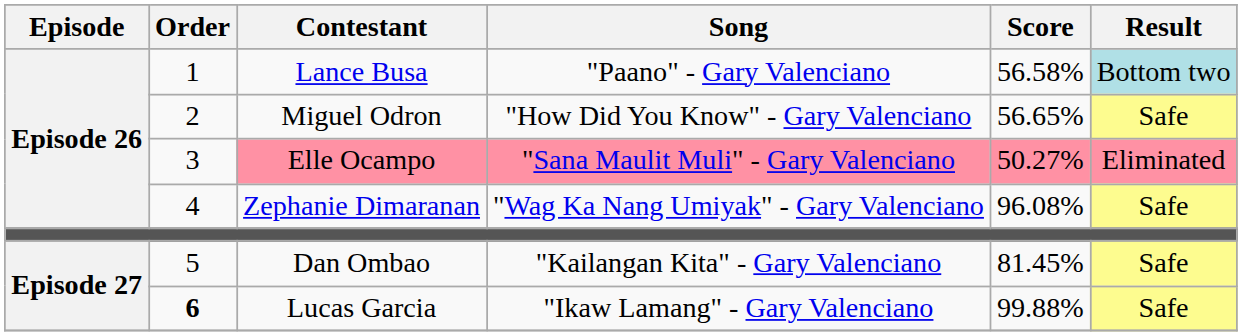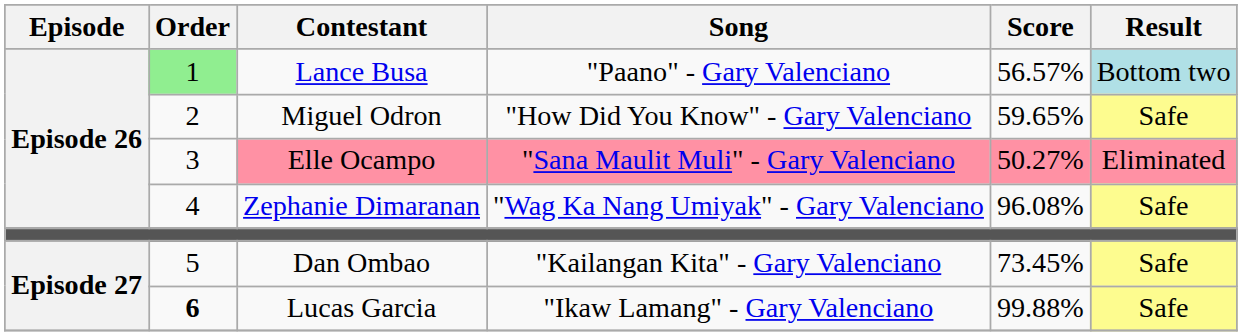(193, 71) no background -> (193, 71) lightgreen background
(1040, 71) 56.58% -> (1040, 71) 56.57%
(1040, 116) 56.65% -> (1040, 116) 59.65%
(1040, 263) 81.45% -> (1040, 263) 73.45%
